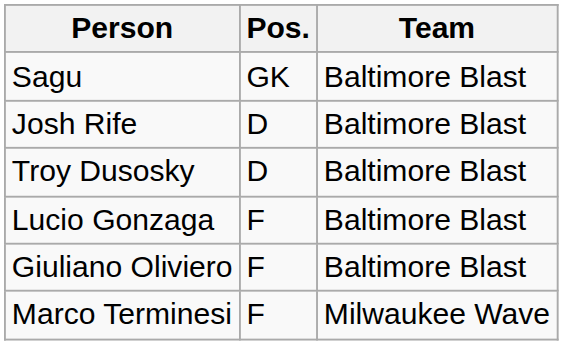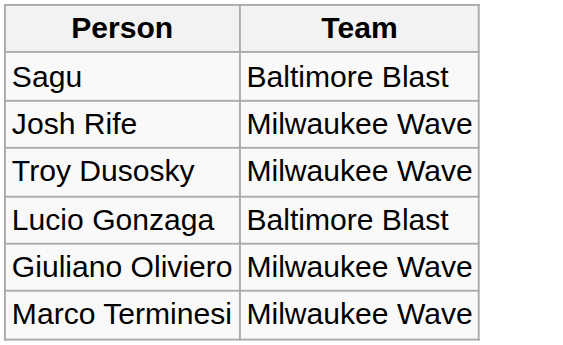- column: (278, 28)
(425, 123) Baltimore Blast -> (360, 123) Milwaukee Wave
(425, 171) Baltimore Blast -> (360, 171) Milwaukee Wave
(425, 266) Baltimore Blast -> (360, 266) Milwaukee Wave
